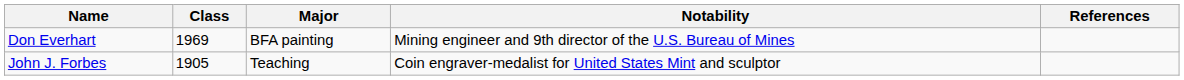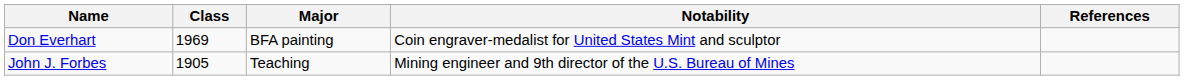(594, 39) Mining engineer and 9th director of the U.S. Bureau of Mines -> (587, 39) Coin engraver-medalist for United States Mint and sculptor
(587, 63) Coin engraver-medalist for United States Mint and sculptor -> (594, 63) Mining engineer and 9th director of the U.S. Bureau of Mines
